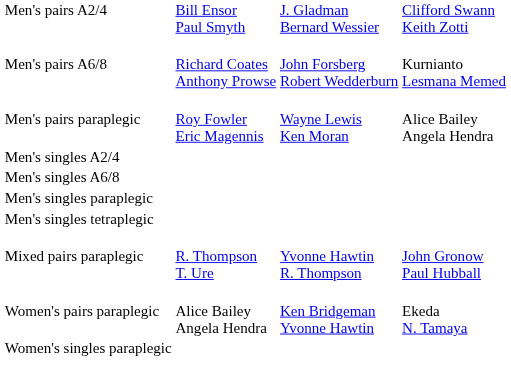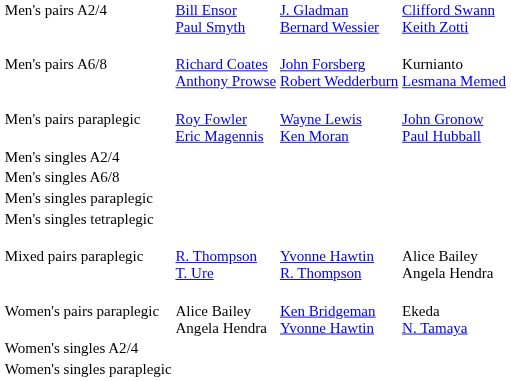(448, 127) Alice Bailey Angela Hendra -> (443, 127) John Gronow Paul Hubball
(443, 264) John Gronow Paul Hubball -> (448, 264) Alice Bailey Angela Hendra
+ row: (72, 348)
